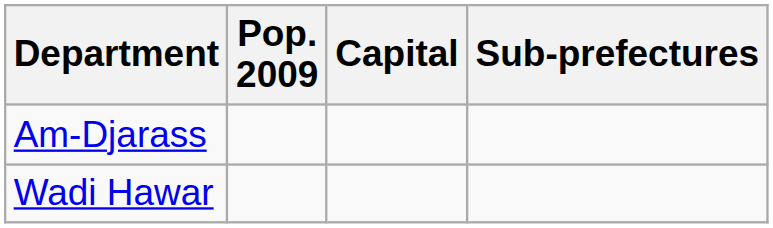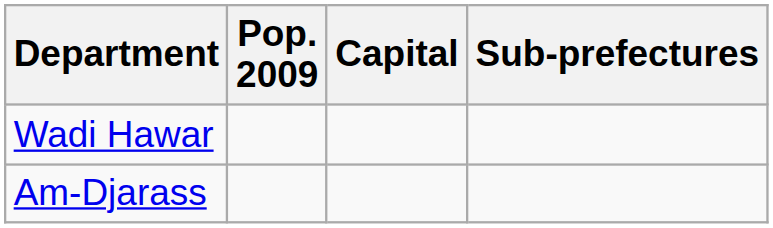rows swapped: (110, 134) <-> (114, 192)
